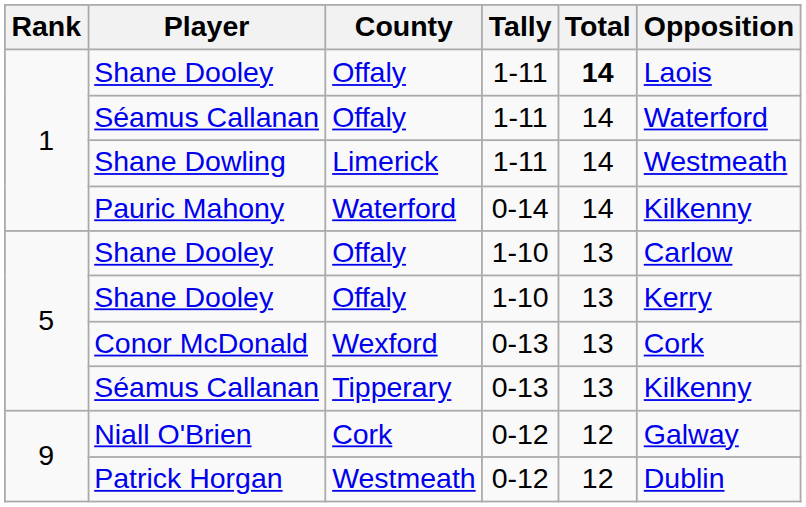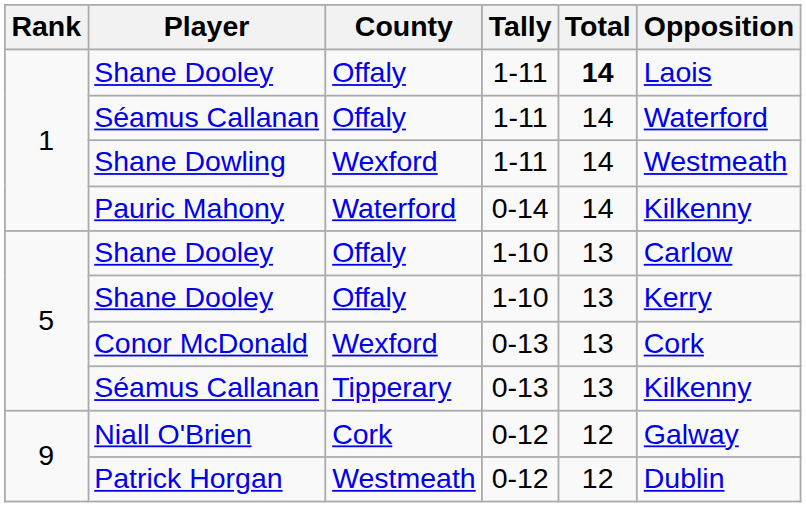(385, 162) Limerick -> (385, 162) Wexford
